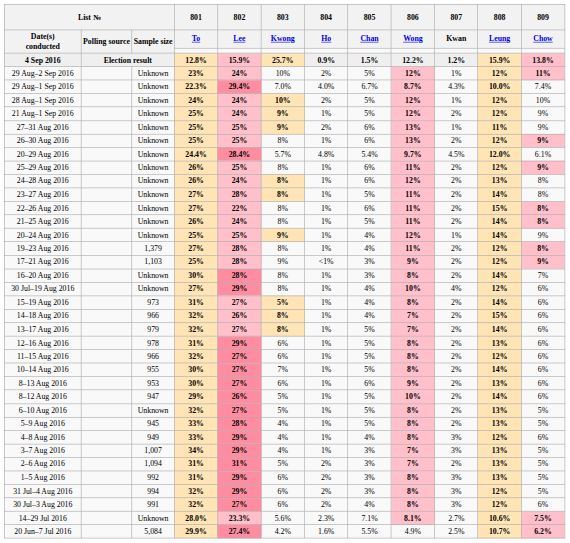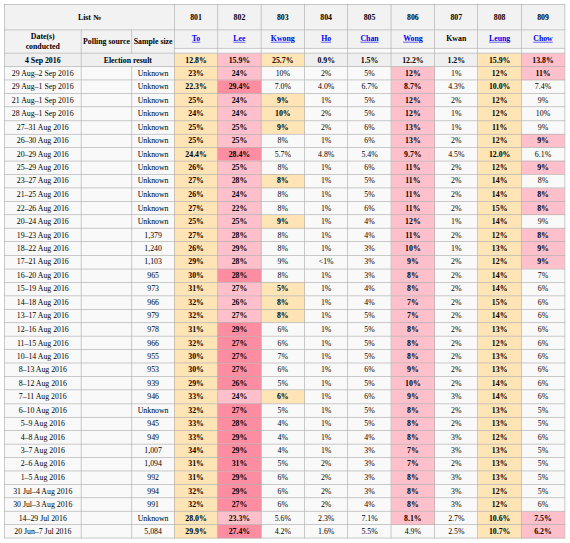rows swapped: (43, 100) <-> (43, 114)
- row: (43, 181)
rows swapped: (43, 208) <-> (43, 221)
+ row: (43, 248)
(196, 262) 25% -> (196, 262) 29%
(153, 275) Unknown -> (153, 275) 965
- row: (43, 289)
(500, 370) 14% -> (500, 356) 13%
(153, 397) 947 -> (153, 383) 939
+ row: (43, 397)
